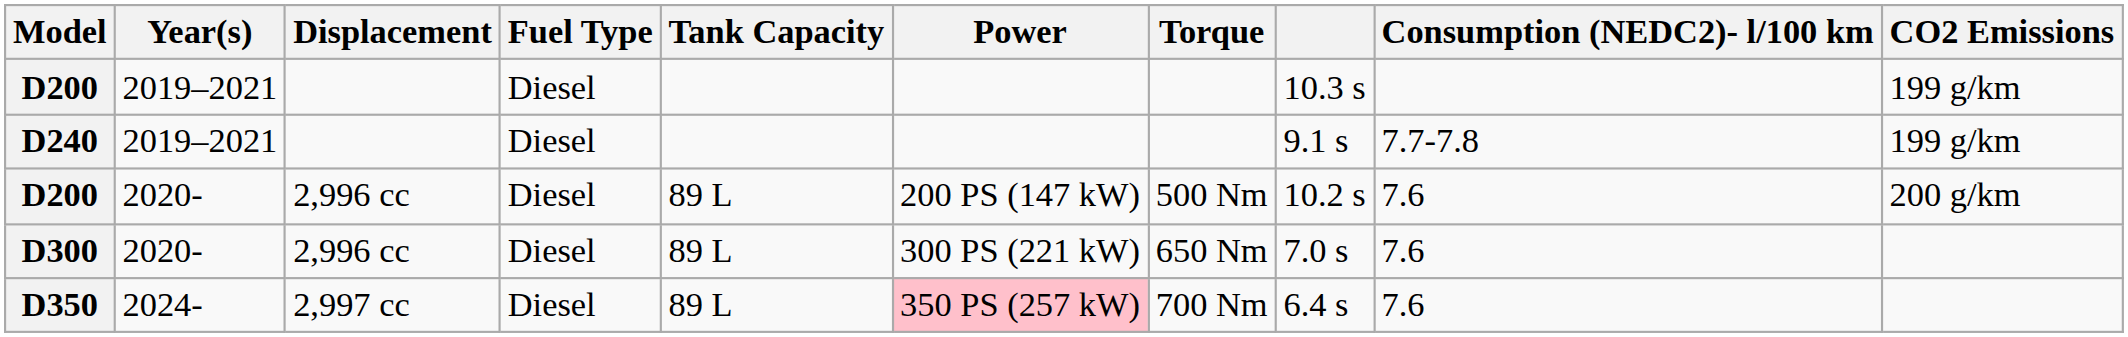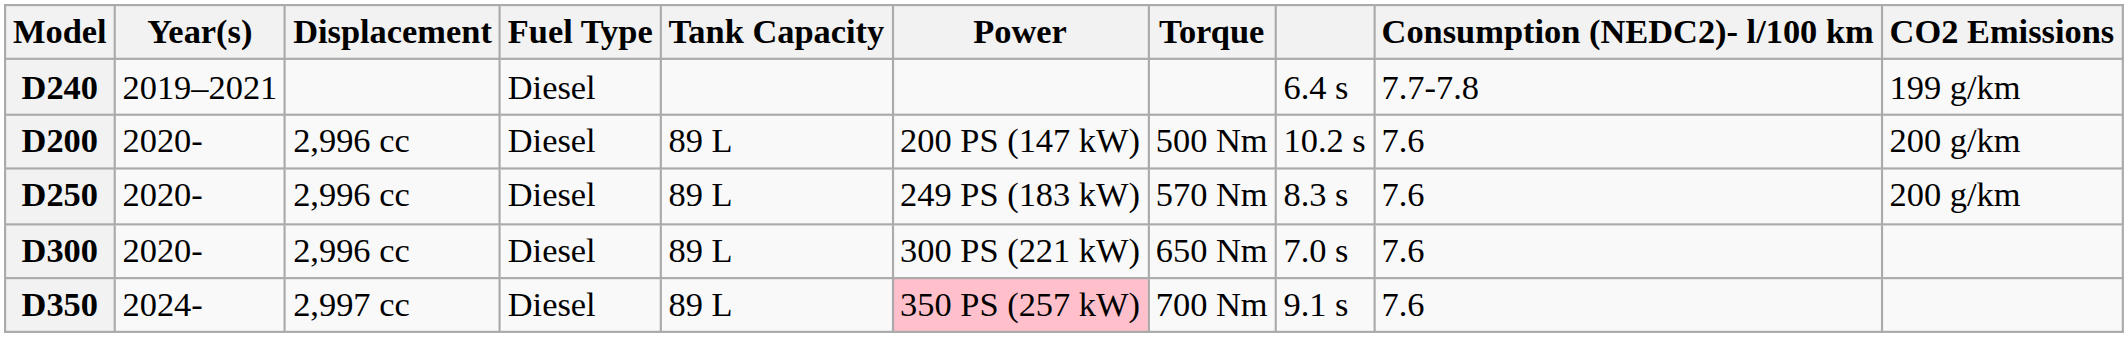- row: (60, 86)
(1316, 140) 9.1 s -> (1316, 86) 6.4 s
+ row: (60, 195)
(1316, 304) 6.4 s -> (1316, 304) 9.1 s
